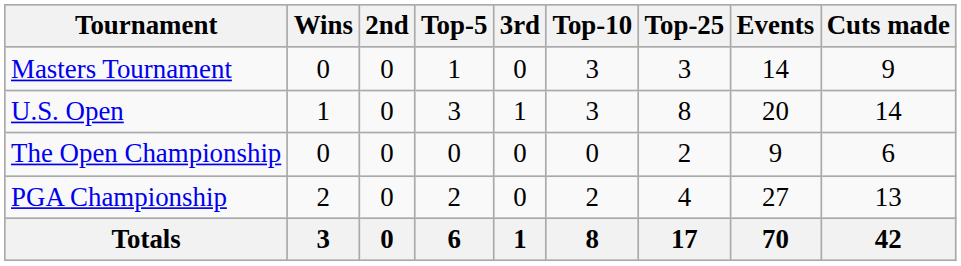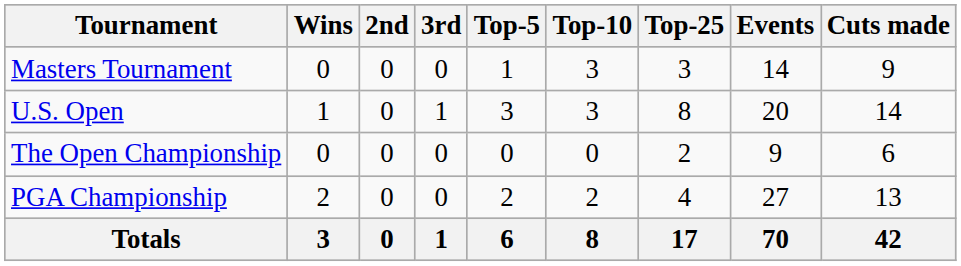columns swapped: (520, 25) <-> (454, 25)
